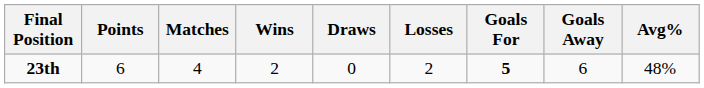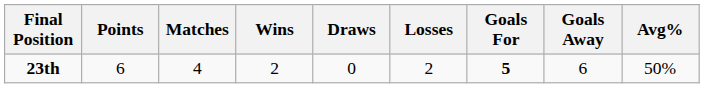(660, 68) 48% -> (660, 68) 50%
